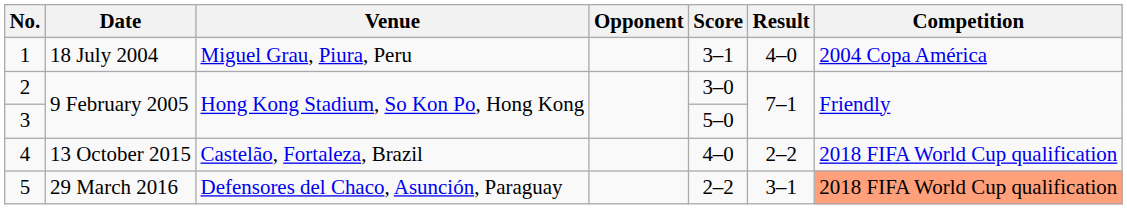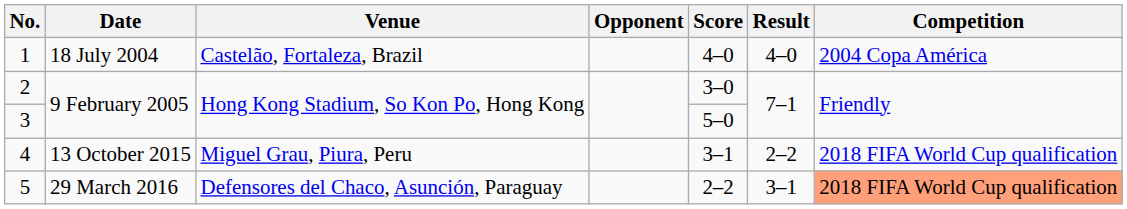(306, 54) Miguel Grau, Piura, Peru -> (312, 54) Castelão, Fortaleza, Brazil
(718, 54) 3–1 -> (718, 54) 4–0
(312, 154) Castelão, Fortaleza, Brazil -> (306, 154) Miguel Grau, Piura, Peru
(718, 154) 4–0 -> (718, 154) 3–1
